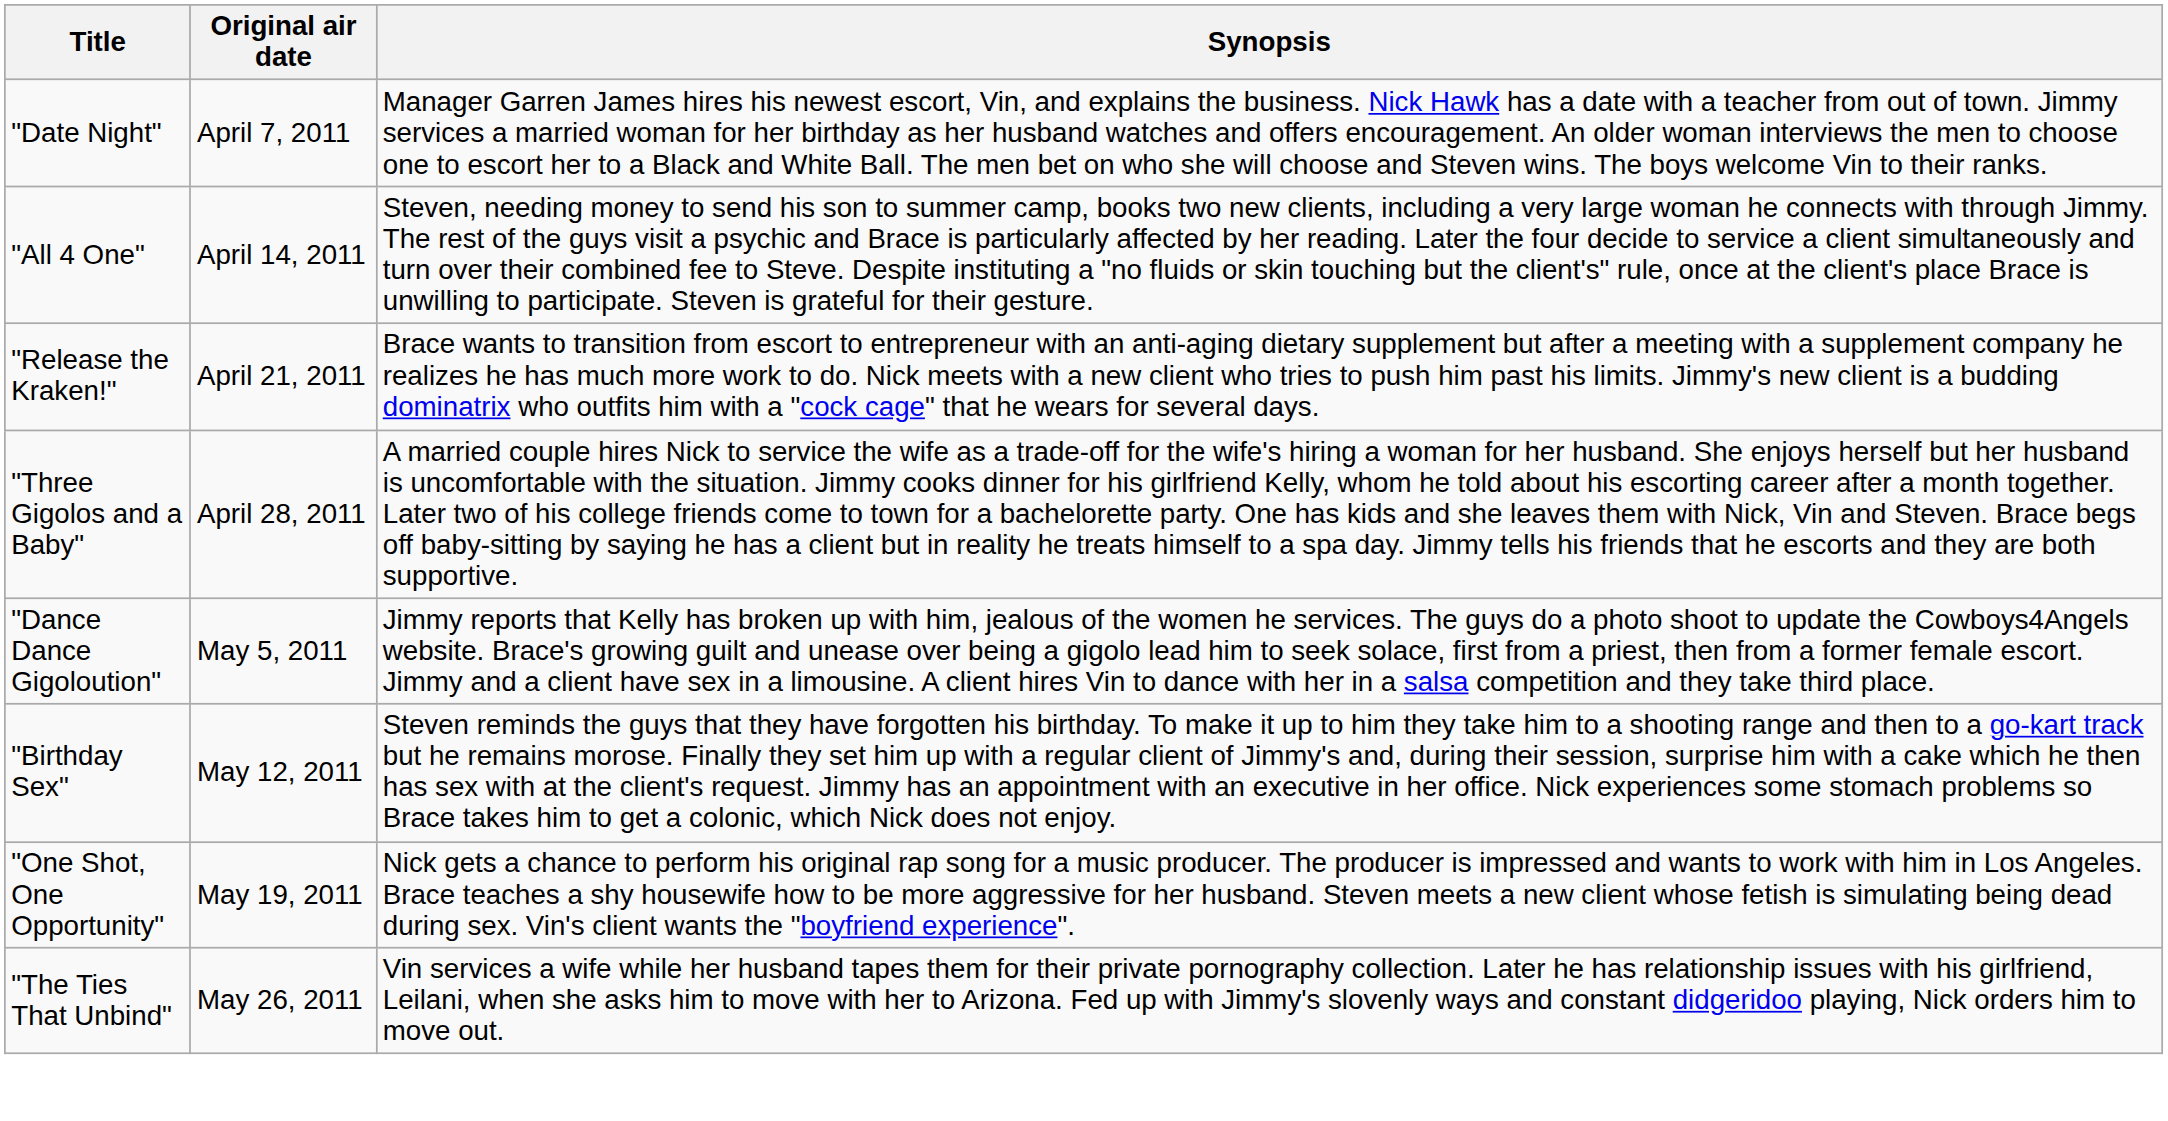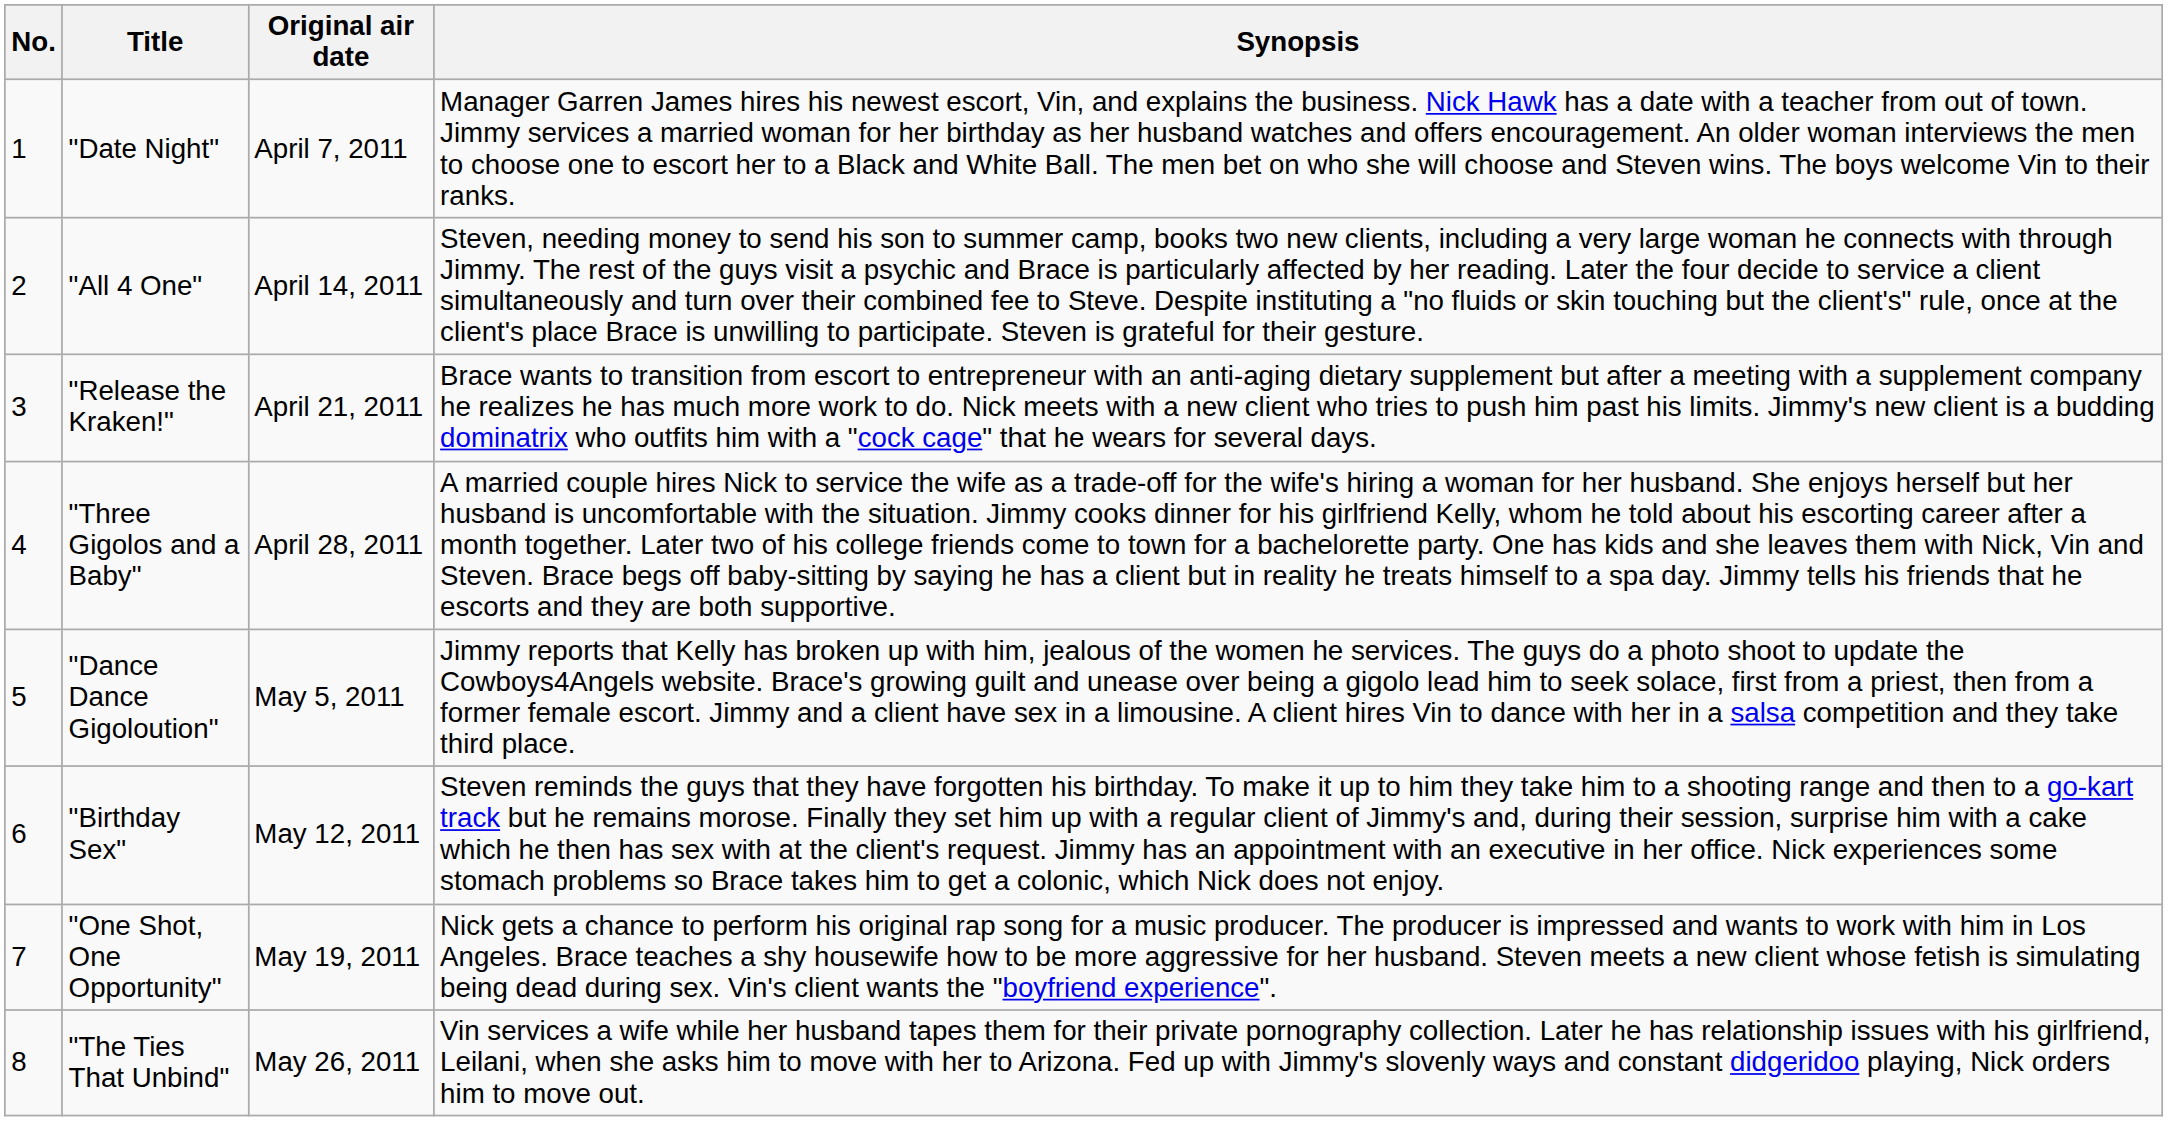+ column: (34, 42)
